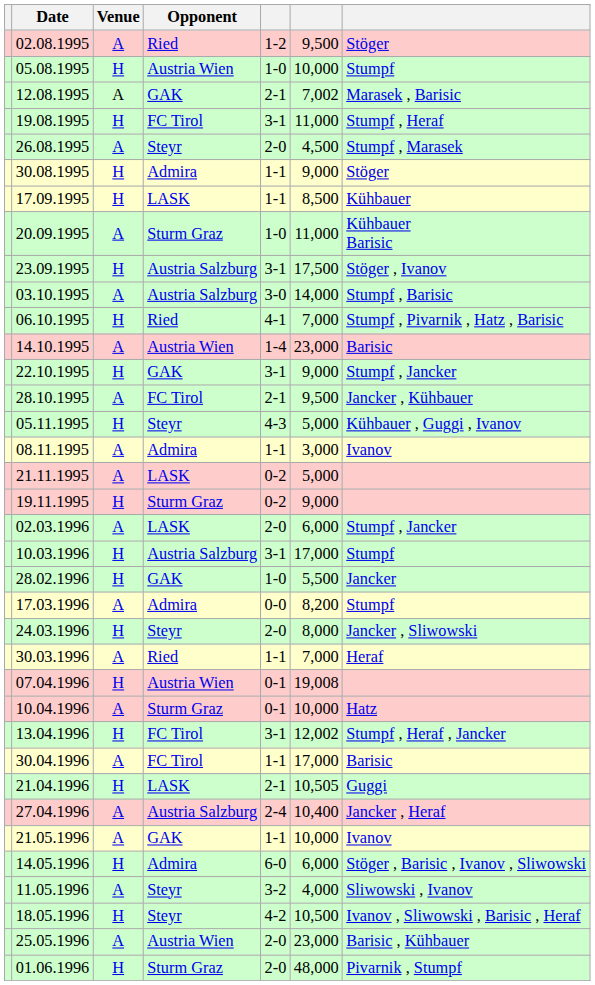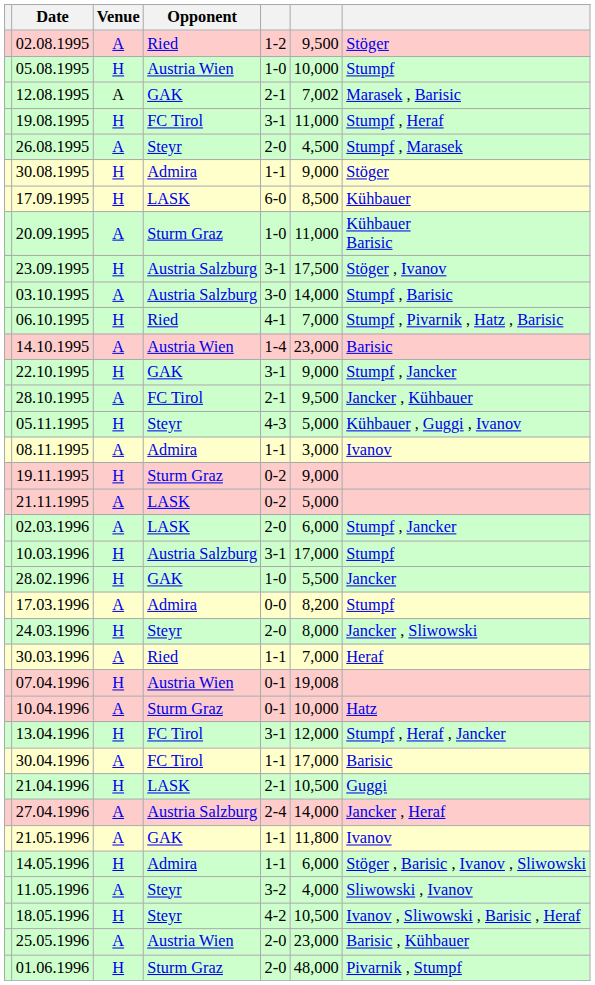(275, 198) 1-1 -> (275, 198) 6-0
rows swapped: (53, 475) <-> (53, 501)
(316, 734) 12,002 -> (316, 734) 12,000
(316, 786) 10,505 -> (316, 786) 10,500
(316, 812) 10,400 -> (316, 812) 14,000
(316, 838) 10,000 -> (317, 838) 11,800
(275, 864) 6-0 -> (275, 864) 1-1
